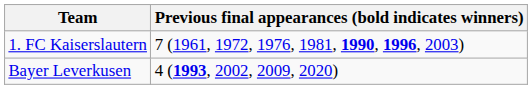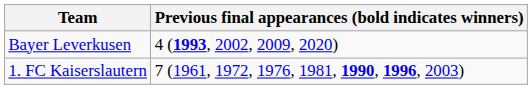rows swapped: (78, 44) <-> (70, 71)
